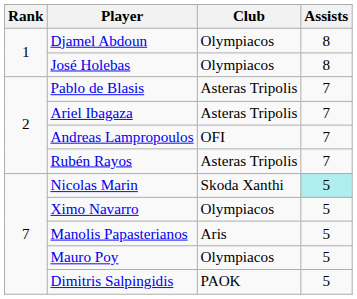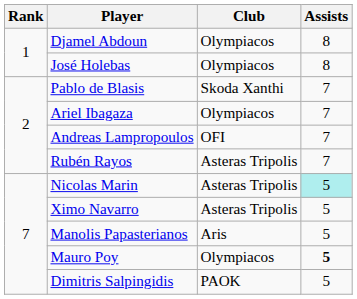(249, 88) Asteras Tripolis -> (242, 88) Skoda Xanthi
(249, 112) Asteras Tripolis -> (237, 112) Olympiacos
(242, 185) Skoda Xanthi -> (249, 185) Asteras Tripolis
(237, 209) Olympiacos -> (249, 209) Asteras Tripolis
(326, 257) normal -> (326, 257) bold
